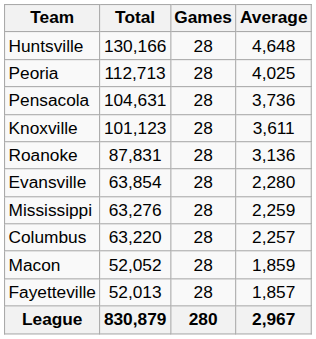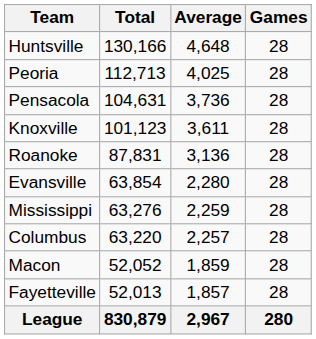columns swapped: (203, 18) <-> (274, 18)
